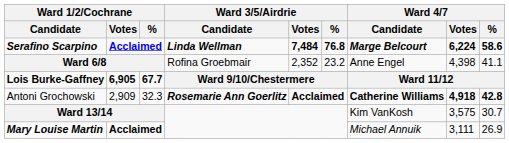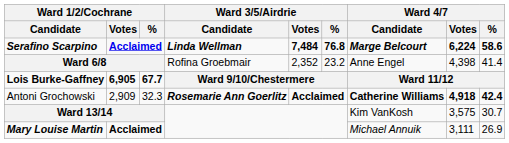(492, 63) 41.1 -> (492, 63) 41.4
(492, 96) 42.8 -> (492, 96) 42.4
